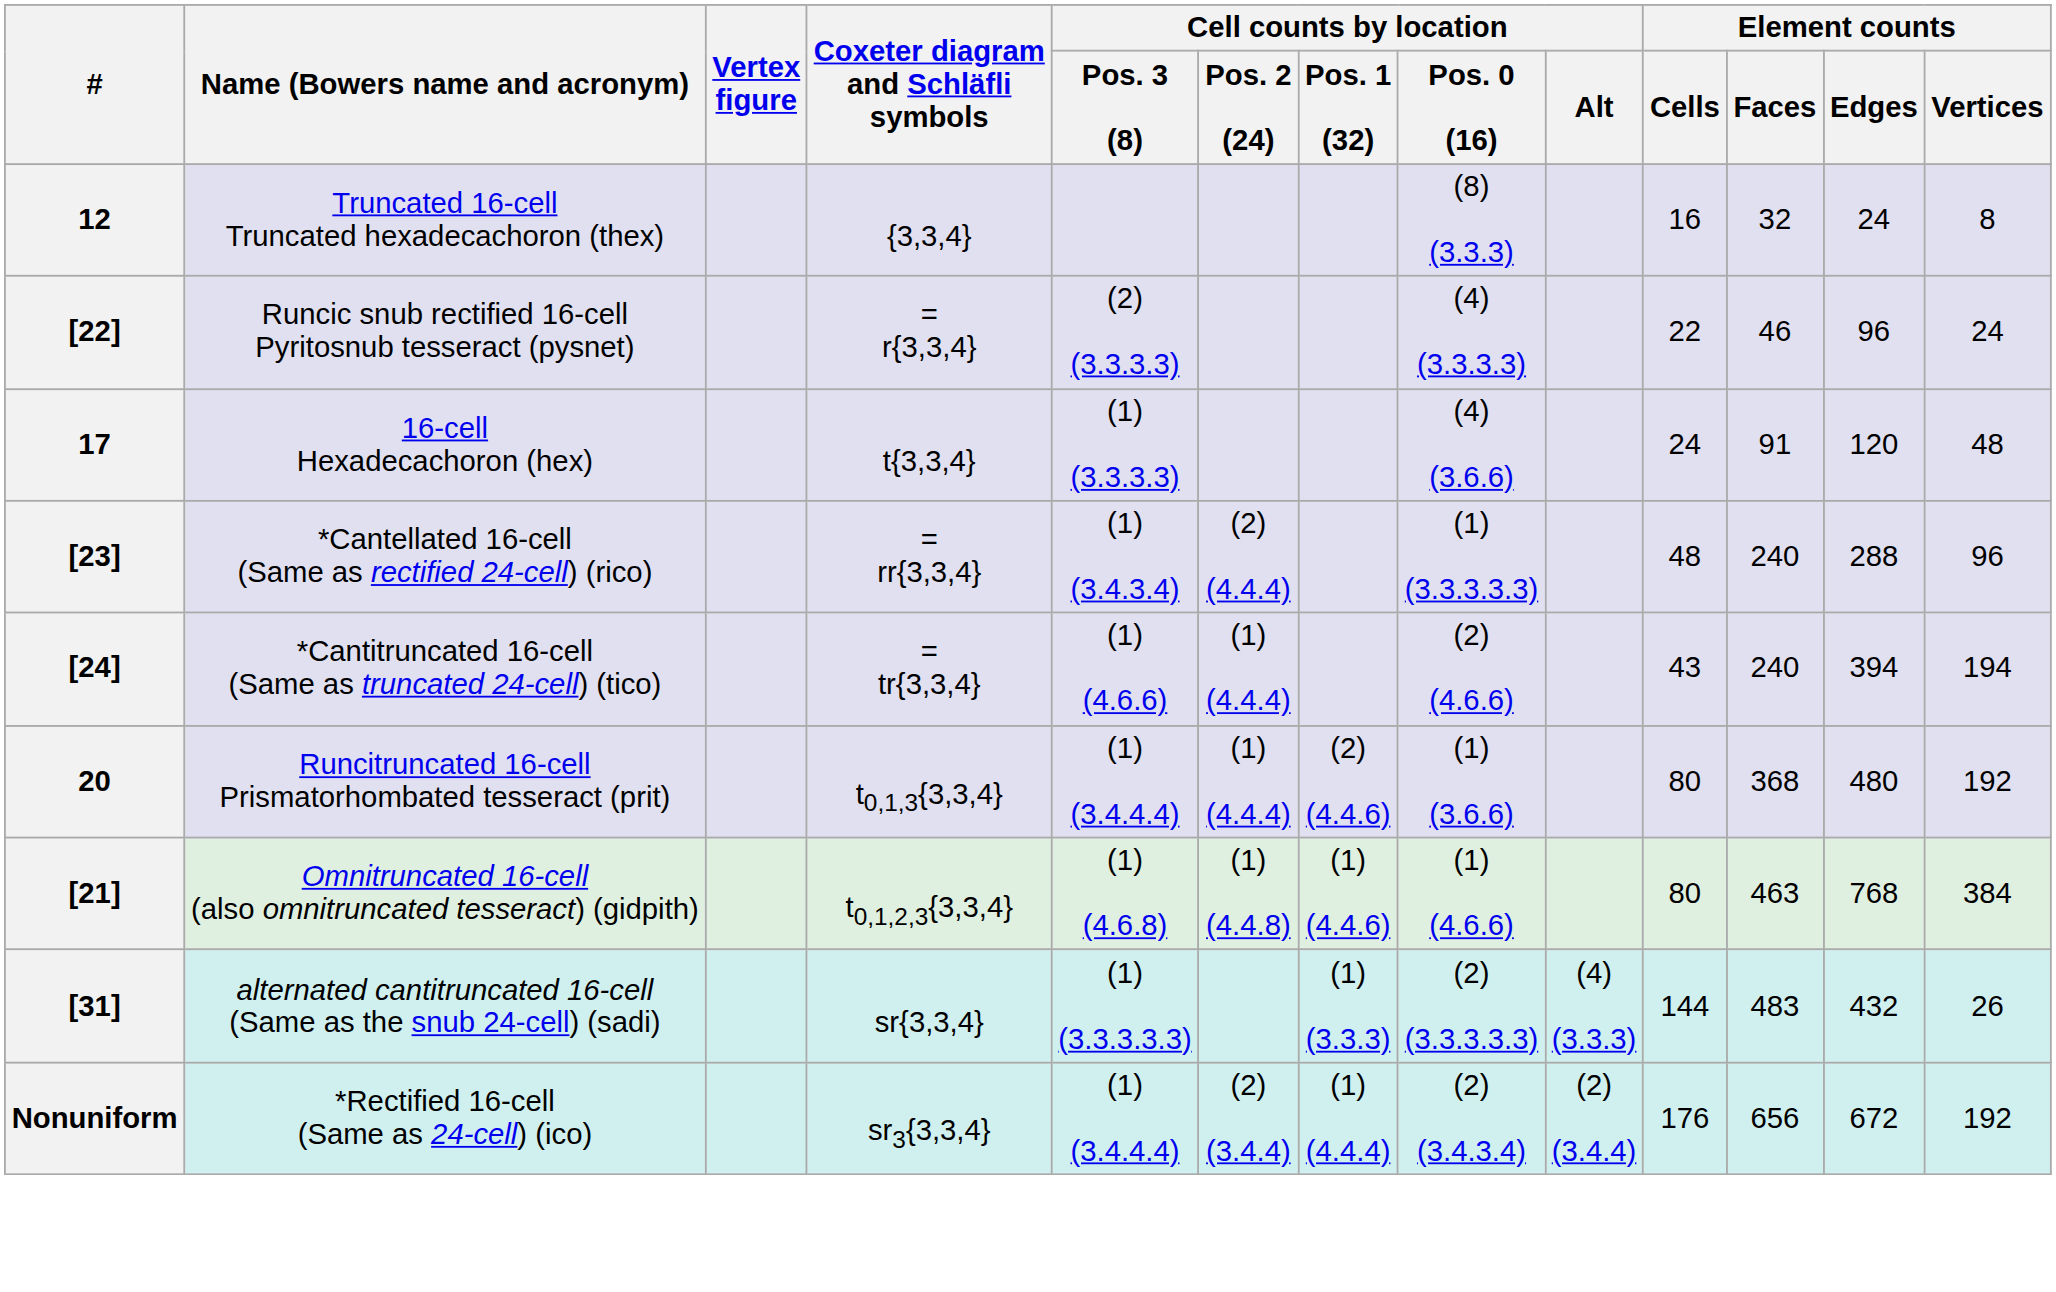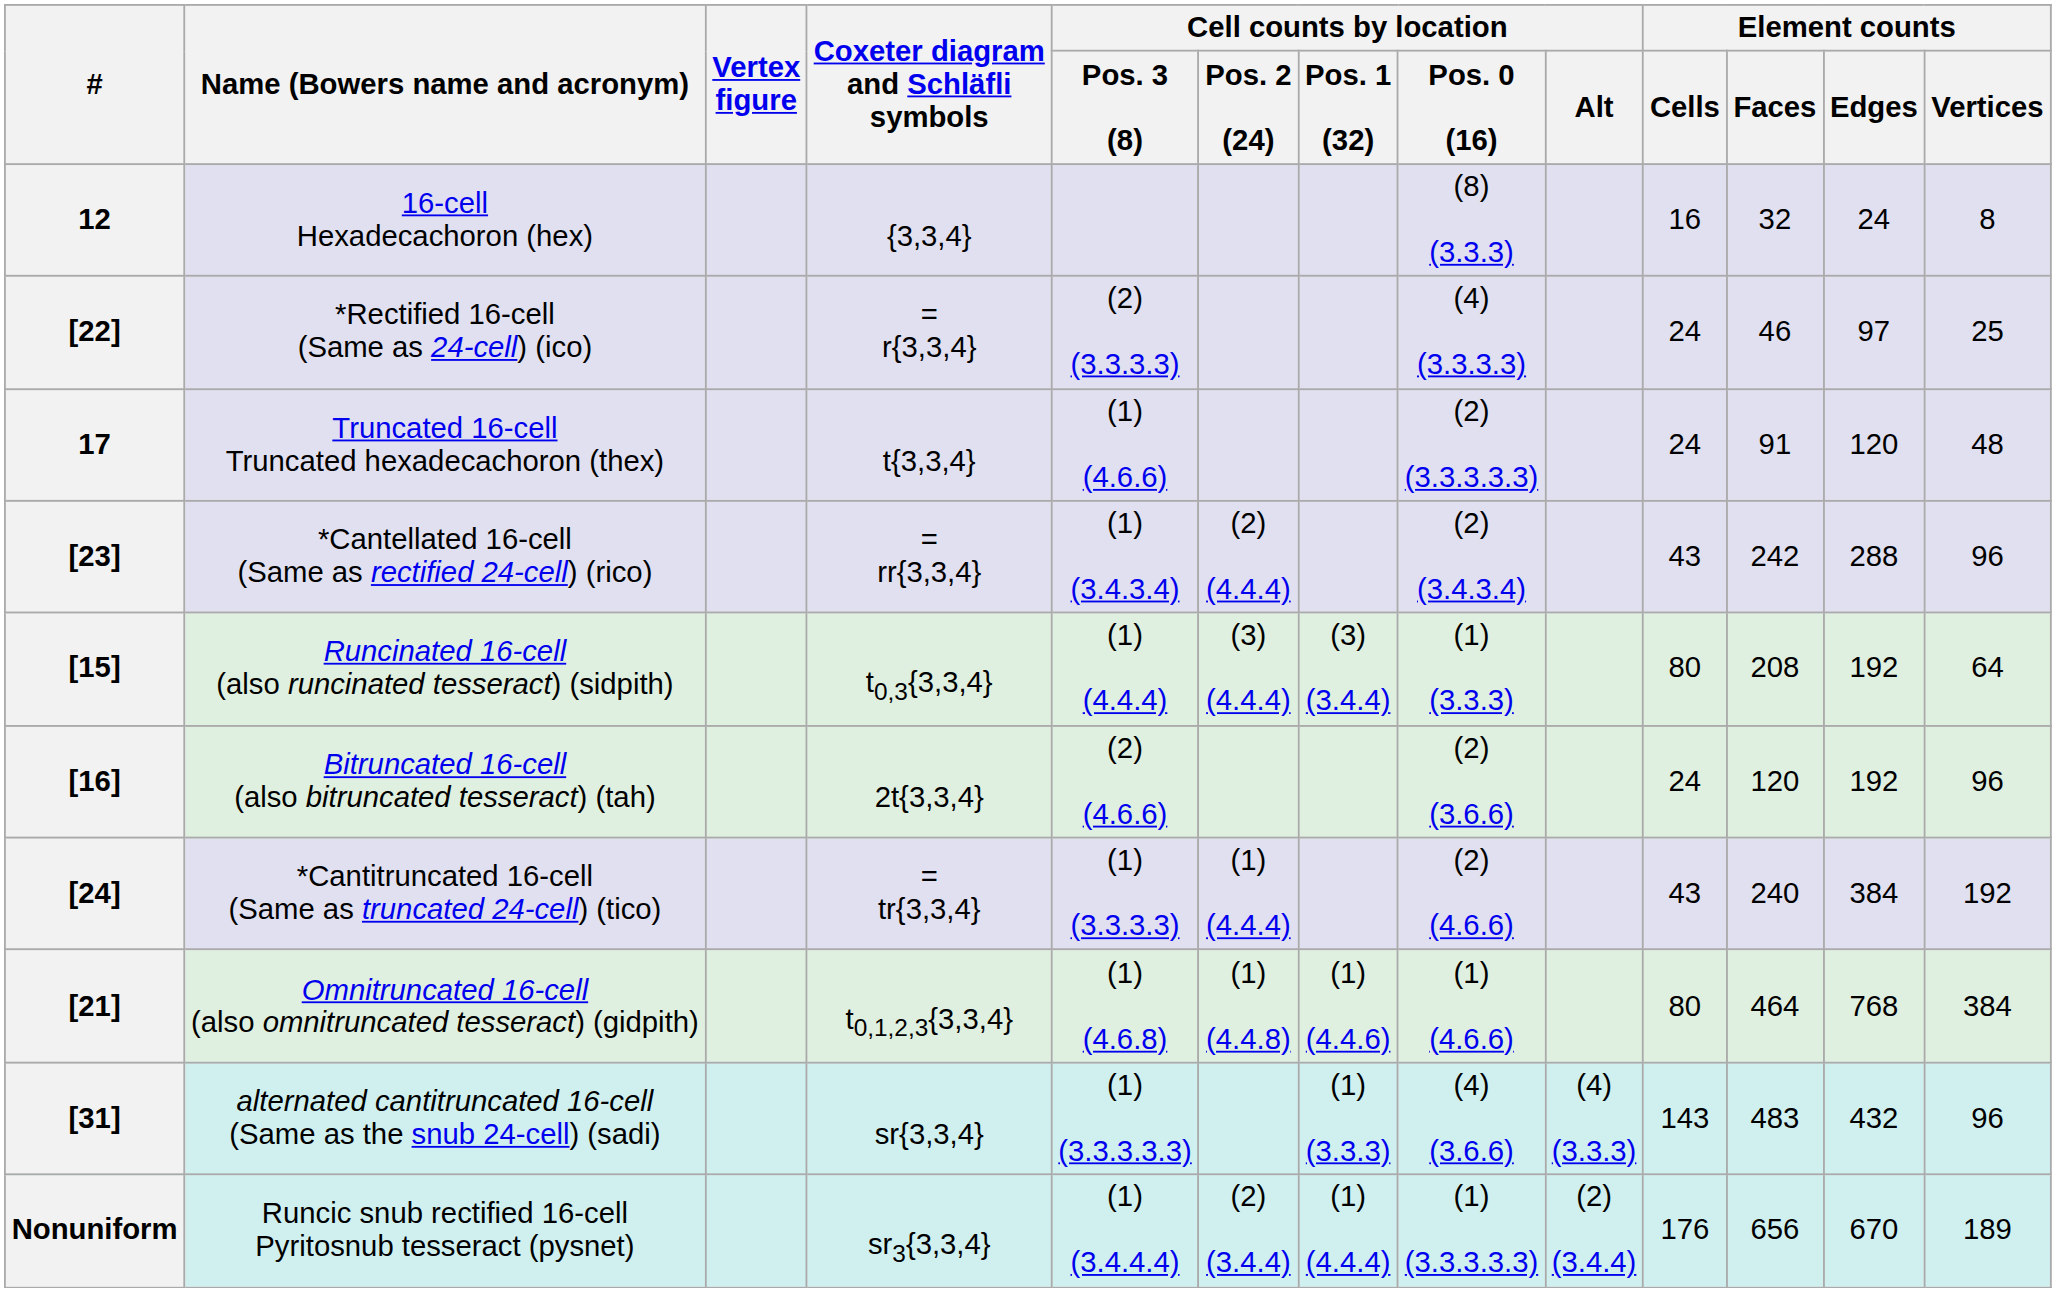(445, 219) Truncated 16-cell Truncated hexadecachoron (thex) -> (445, 219) 16-cell Hexadecachoron (hex)
(445, 331) Runcic snub rectified 16-cell Pyritosnub tesseract (pysnet) -> (445, 331) *Rectified 16-cell (Same as 24-cell) (ico)
(1685, 331) 22 -> (1685, 331) 24
(1874, 331) 96 -> (1874, 331) 97
(1987, 331) 24 -> (1987, 331) 25
(445, 444) 16-cell Hexadecachoron (hex) -> (445, 444) Truncated 16-cell Truncated hexadecachoron (thex)
(1125, 444) (1) (3.3.3.3) -> (1125, 444) (1) (4.6.6)
(1472, 444) (4) (3.6.6) -> (1472, 444) (2) (3.3.3.3.3)
(1472, 556) (1) (3.3.3.3.3) -> (1472, 556) (2) (3.4.3.4)
(1685, 556) 48 -> (1685, 556) 43
(1775, 556) 240 -> (1775, 556) 242
+ row: (95, 668)
+ row: (95, 780)
(1125, 668) (1) (4.6.6) -> (1125, 893) (1) (3.3.3.3)
(1874, 668) 394 -> (1874, 893) 384
(1987, 668) 194 -> (1987, 893) 192
- row: (95, 780)
(1775, 893) 463 -> (1775, 1005) 464
(1472, 1005) (2) (3.3.3.3.3) -> (1472, 1117) (4) (3.6.6)
(1685, 1005) 144 -> (1685, 1117) 143
(1987, 1005) 26 -> (1987, 1117) 96
(445, 1117) *Rectified 16-cell (Same as 24-cell) (ico) -> (445, 1230) Runcic snub rectified 16-cell Pyritosnub tesseract (pysnet)
(1472, 1117) (2) (3.4.3.4) -> (1472, 1230) (1) (3.3.3.3.3)
(1874, 1117) 672 -> (1874, 1230) 670
(1987, 1117) 192 -> (1987, 1230) 189
